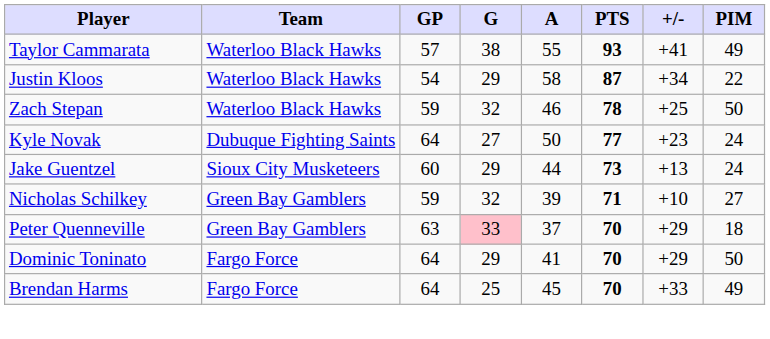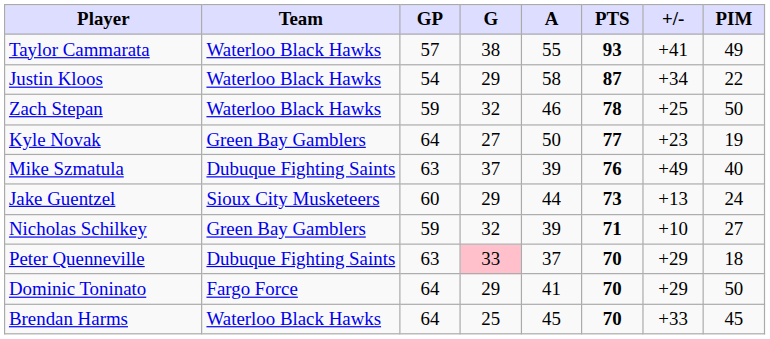(301, 139) Dubuque Fighting Saints -> (286, 139) Green Bay Gamblers
(734, 139) 24 -> (734, 139) 19
+ row: (66, 169)
(286, 229) Green Bay Gamblers -> (301, 259) Dubuque Fighting Saints
(252, 288) Fargo Force -> (294, 318) Waterloo Black Hawks
(734, 288) 49 -> (734, 318) 45
